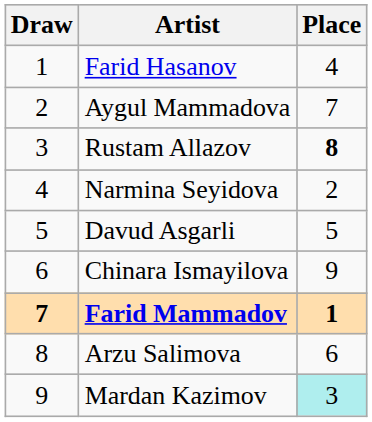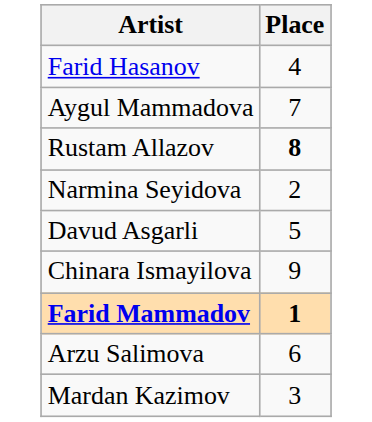- column: (42, 25)
(332, 395) paleturquoise background -> (295, 395) no background
